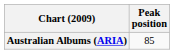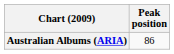(149, 40) 85 -> (149, 40) 86
